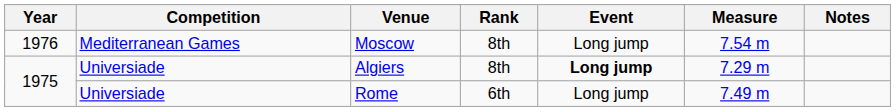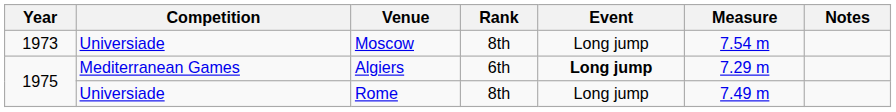(40, 43) 1976 -> (40, 43) 1973
(160, 43) Mediterranean Games -> (122, 43) Universiade
(122, 69) Universiade -> (160, 69) Mediterranean Games
(499, 69) 8th -> (499, 69) 6th
(499, 94) 6th -> (499, 94) 8th
